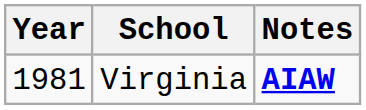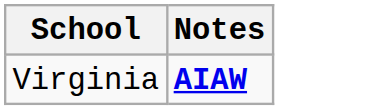- column: (49, 30)
